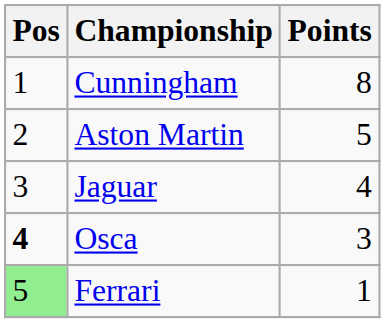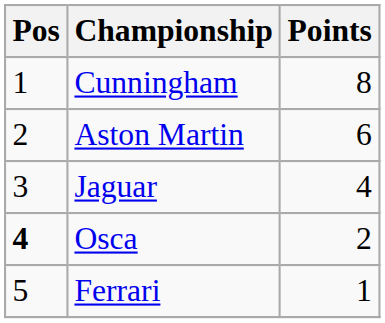(364, 135) 5 -> (364, 135) 6
(364, 239) 3 -> (364, 239) 2
(20, 291) lightgreen background -> (20, 291) no background
